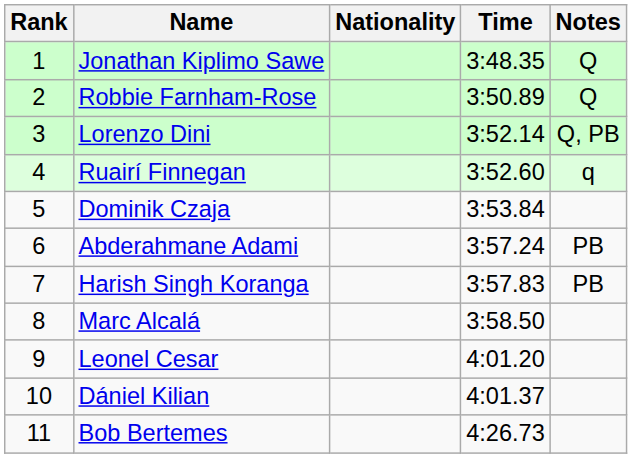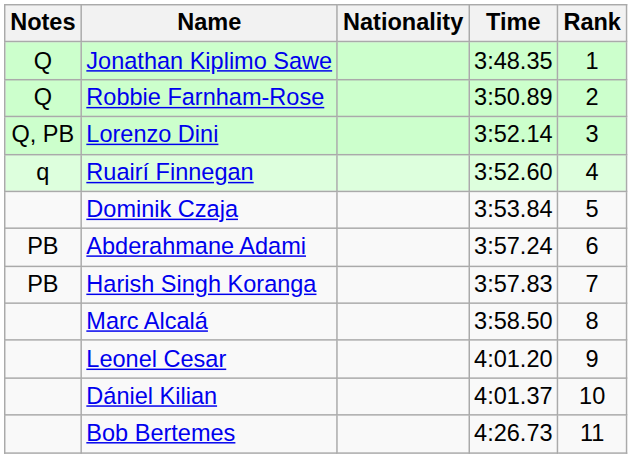columns swapped: (39, 23) <-> (588, 23)
